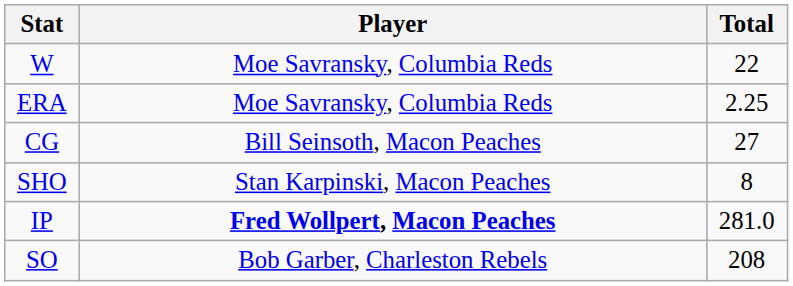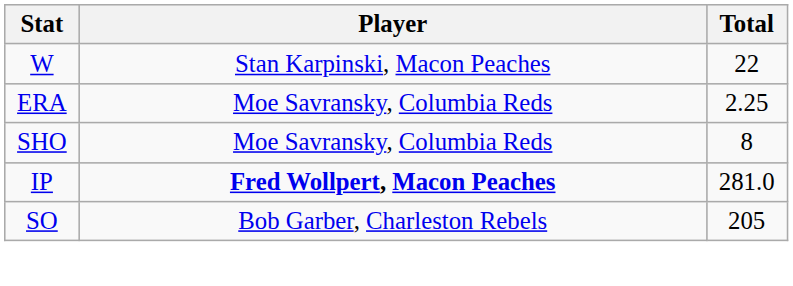(393, 63) Moe Savransky, Columbia Reds -> (393, 63) Stan Karpinski, Macon Peaches
- row: (42, 142)
(393, 181) Stan Karpinski, Macon Peaches -> (393, 142) Moe Savransky, Columbia Reds
(747, 260) 208 -> (747, 220) 205
